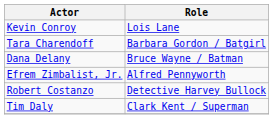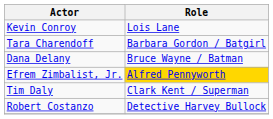(176, 75) no background -> (176, 75) gold background
rows swapped: (50, 91) <-> (30, 106)
